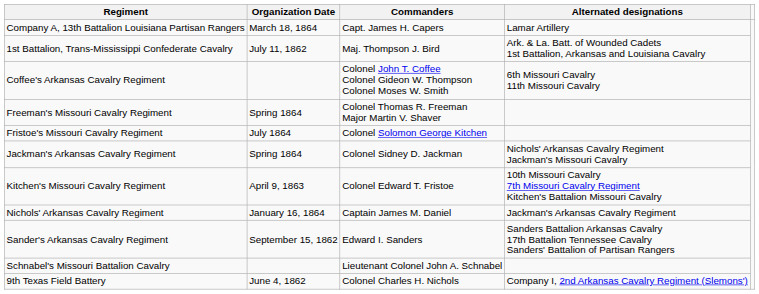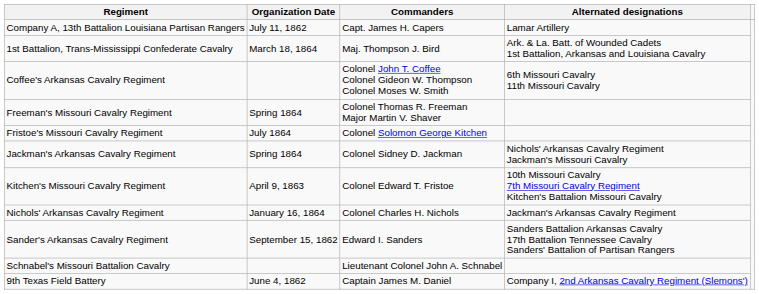(283, 27) March 18, 1864 -> (278, 27) July 11, 1862
(278, 48) July 11, 1862 -> (283, 48) March 18, 1864
(397, 212) Captain James M. Daniel -> (400, 212) Colonel Charles H. Nichols
(400, 281) Colonel Charles H. Nichols -> (397, 281) Captain James M. Daniel
